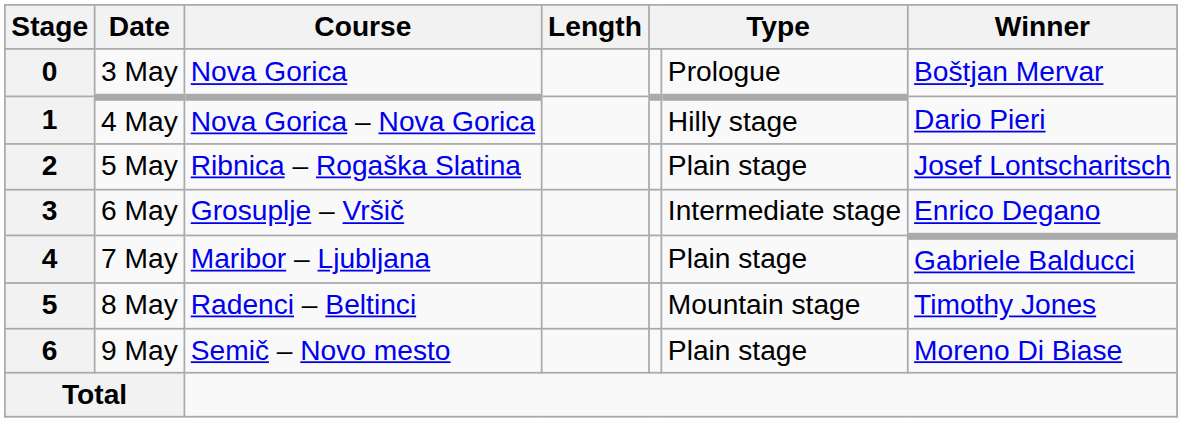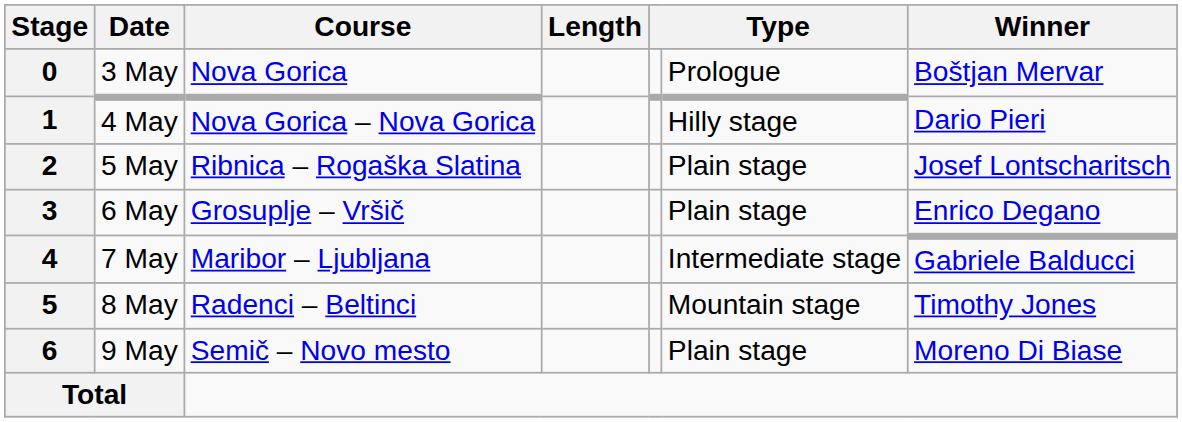(784, 212) Intermediate stage -> (738, 212) Plain stage
(738, 259) Plain stage -> (784, 259) Intermediate stage
